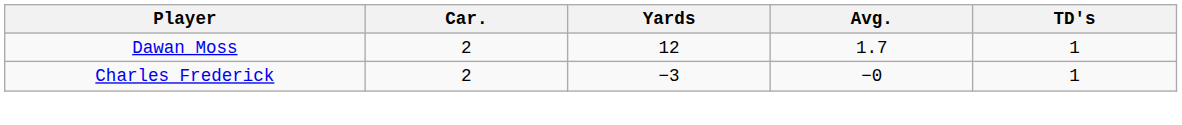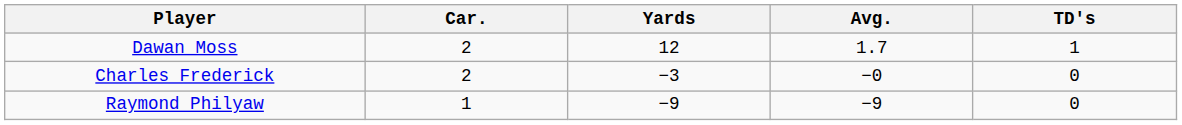(1075, 76) 1 -> (1075, 76) 0
+ row: (185, 105)
